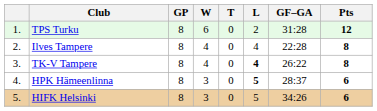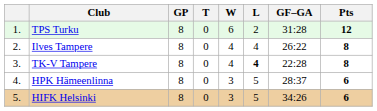columns swapped: (206, 13) <-> (231, 13)
(294, 47) 22:28 -> (294, 47) 26:22
(294, 64) 26:22 -> (294, 64) 22:28
(256, 81) bold -> (256, 81) normal
